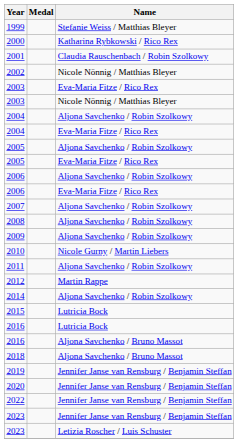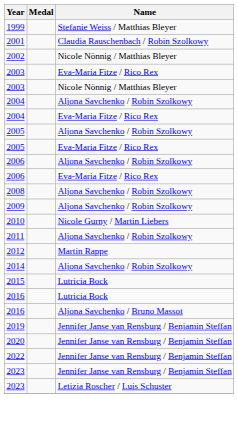- row: (16, 42)
- row: (16, 206)
- row: (16, 356)
